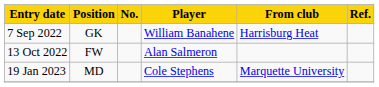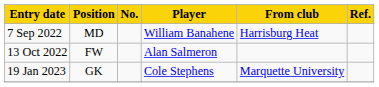(94, 33) GK -> (94, 33) MD
(94, 71) MD -> (94, 71) GK
